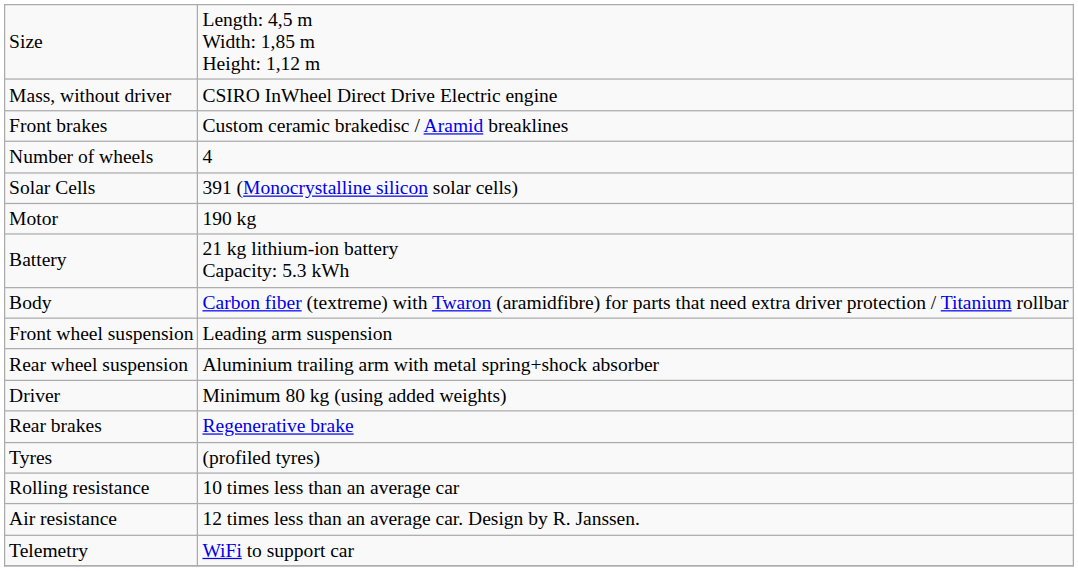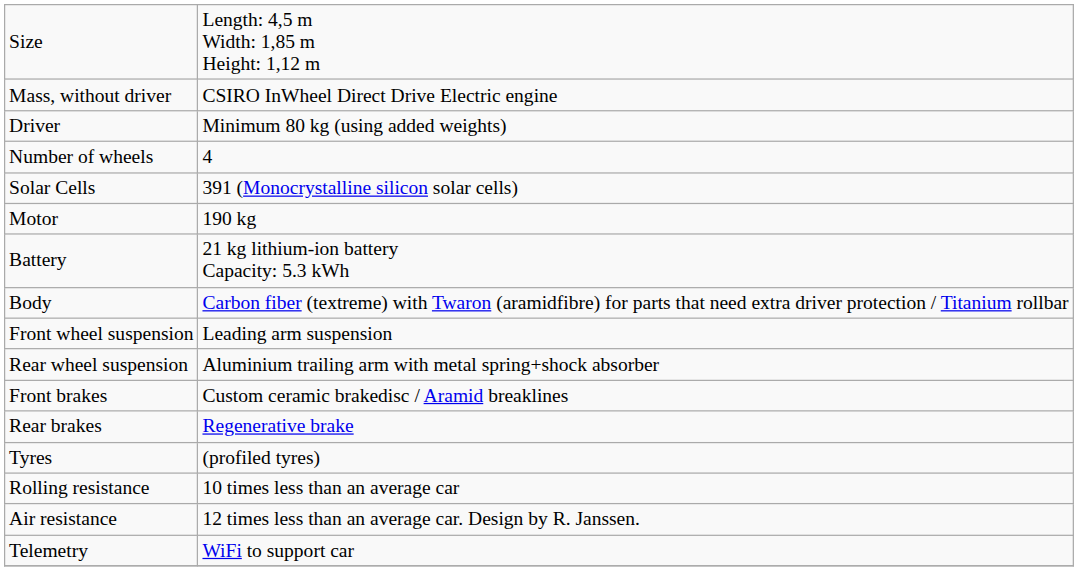rows swapped: (35, 395) <-> (58, 125)
